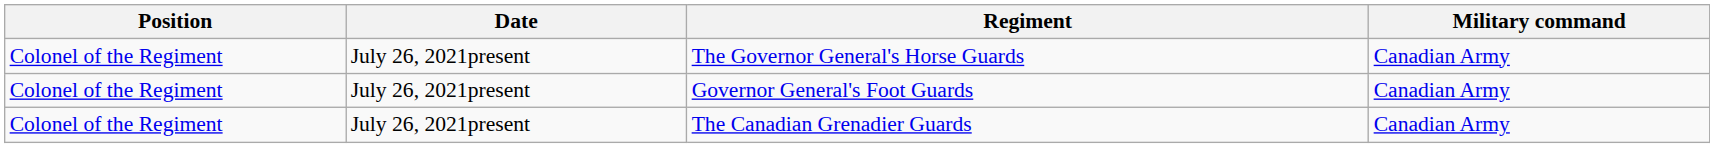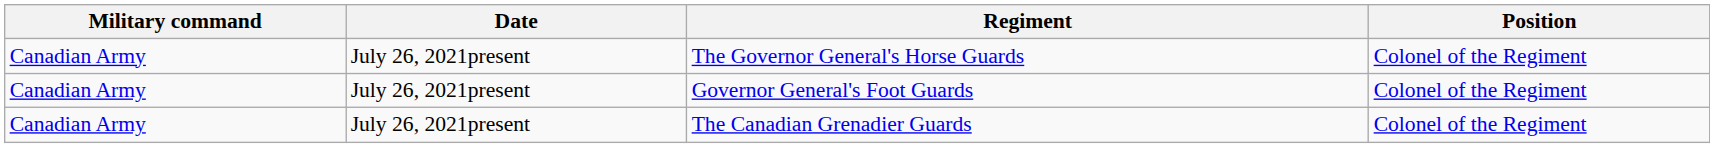columns swapped: (1539, 21) <-> (175, 21)
